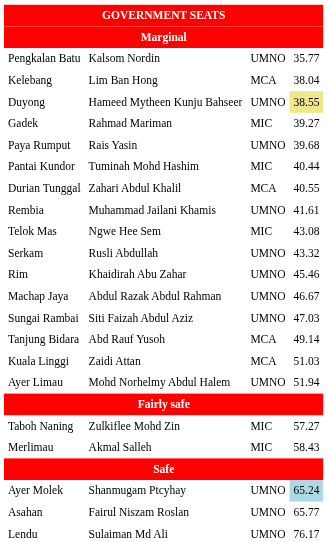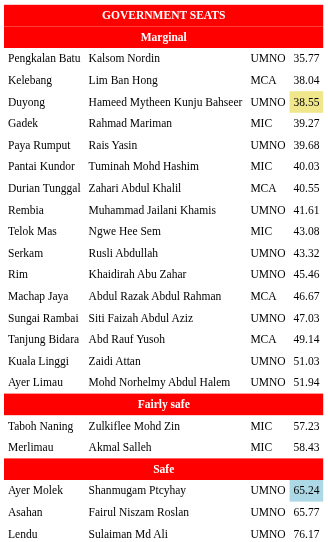(307, 166) 40.44 -> (307, 166) 40.03
(268, 296) UMNO -> (263, 296) MCA
(263, 361) MCA -> (268, 361) UMNO
(307, 425) 57.27 -> (307, 425) 57.23
